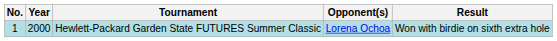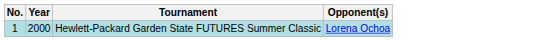- column: (472, 13)
